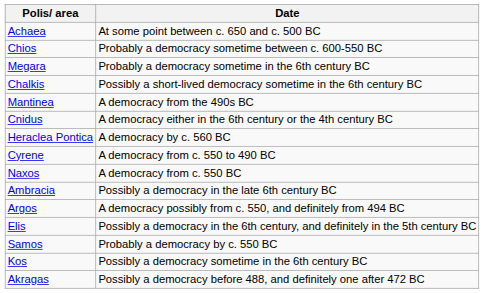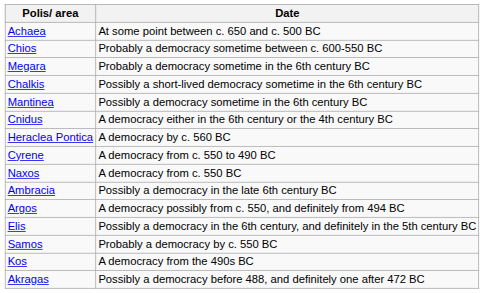(176, 102) A democracy from the 490s BC -> (233, 102) Possibly a democracy sometime in the 6th century BC
(233, 262) Possibly a democracy sometime in the 6th century BC -> (176, 262) A democracy from the 490s BC
